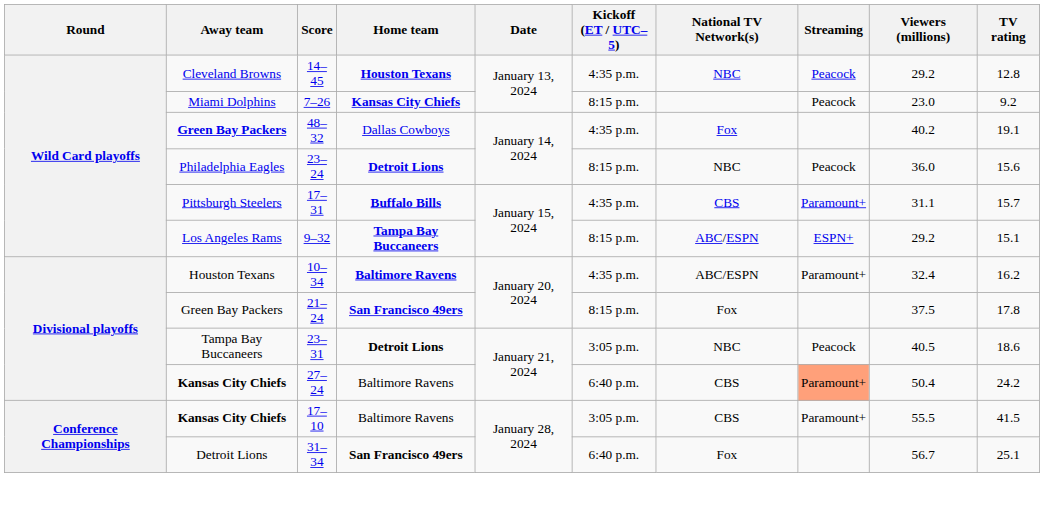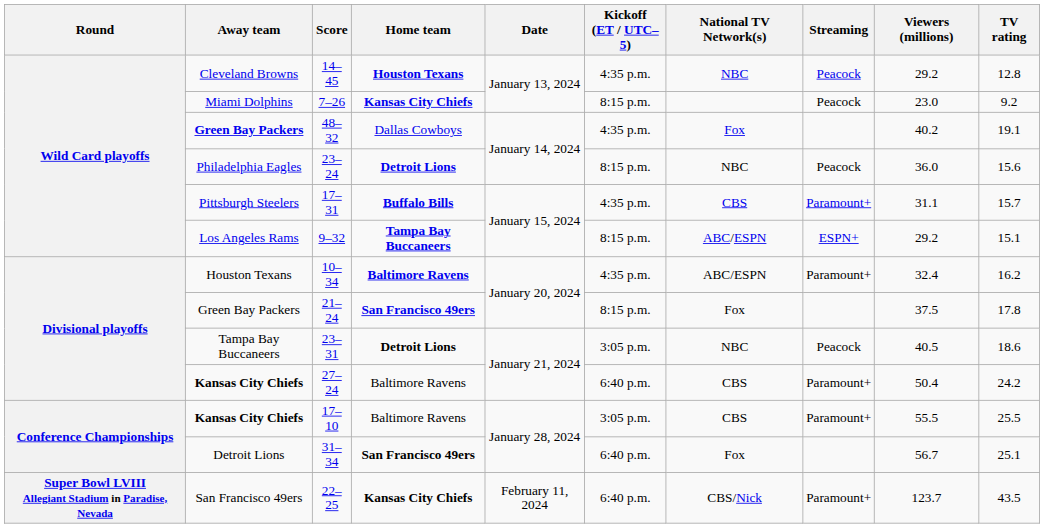(834, 382) lightsalmon background -> (839, 382) no background
(1008, 418) 41.5 -> (1009, 418) 25.5
+ row: (332, 497)
